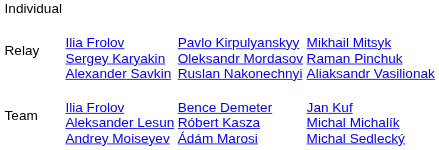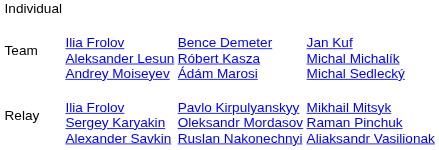rows swapped: (21, 115) <-> (22, 50)
